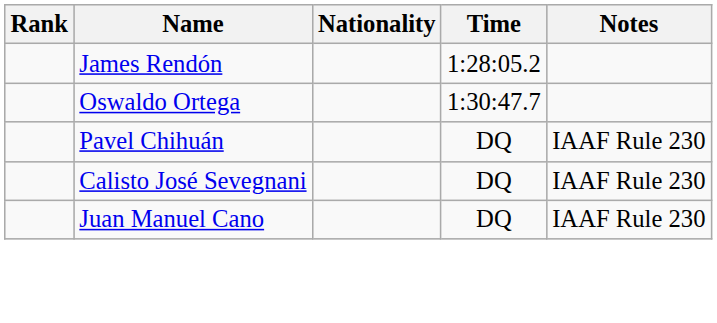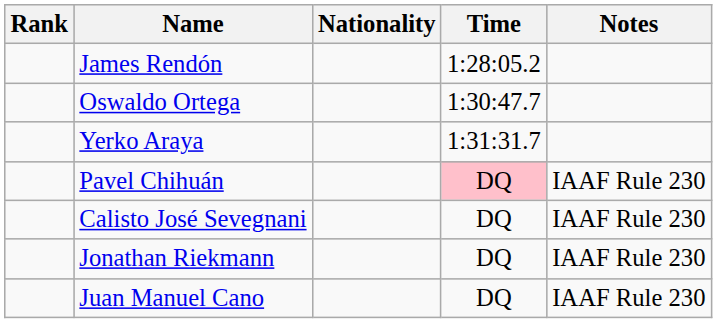+ row: (141, 141)
(494, 141) no background -> (494, 180) pink background
+ row: (177, 258)
